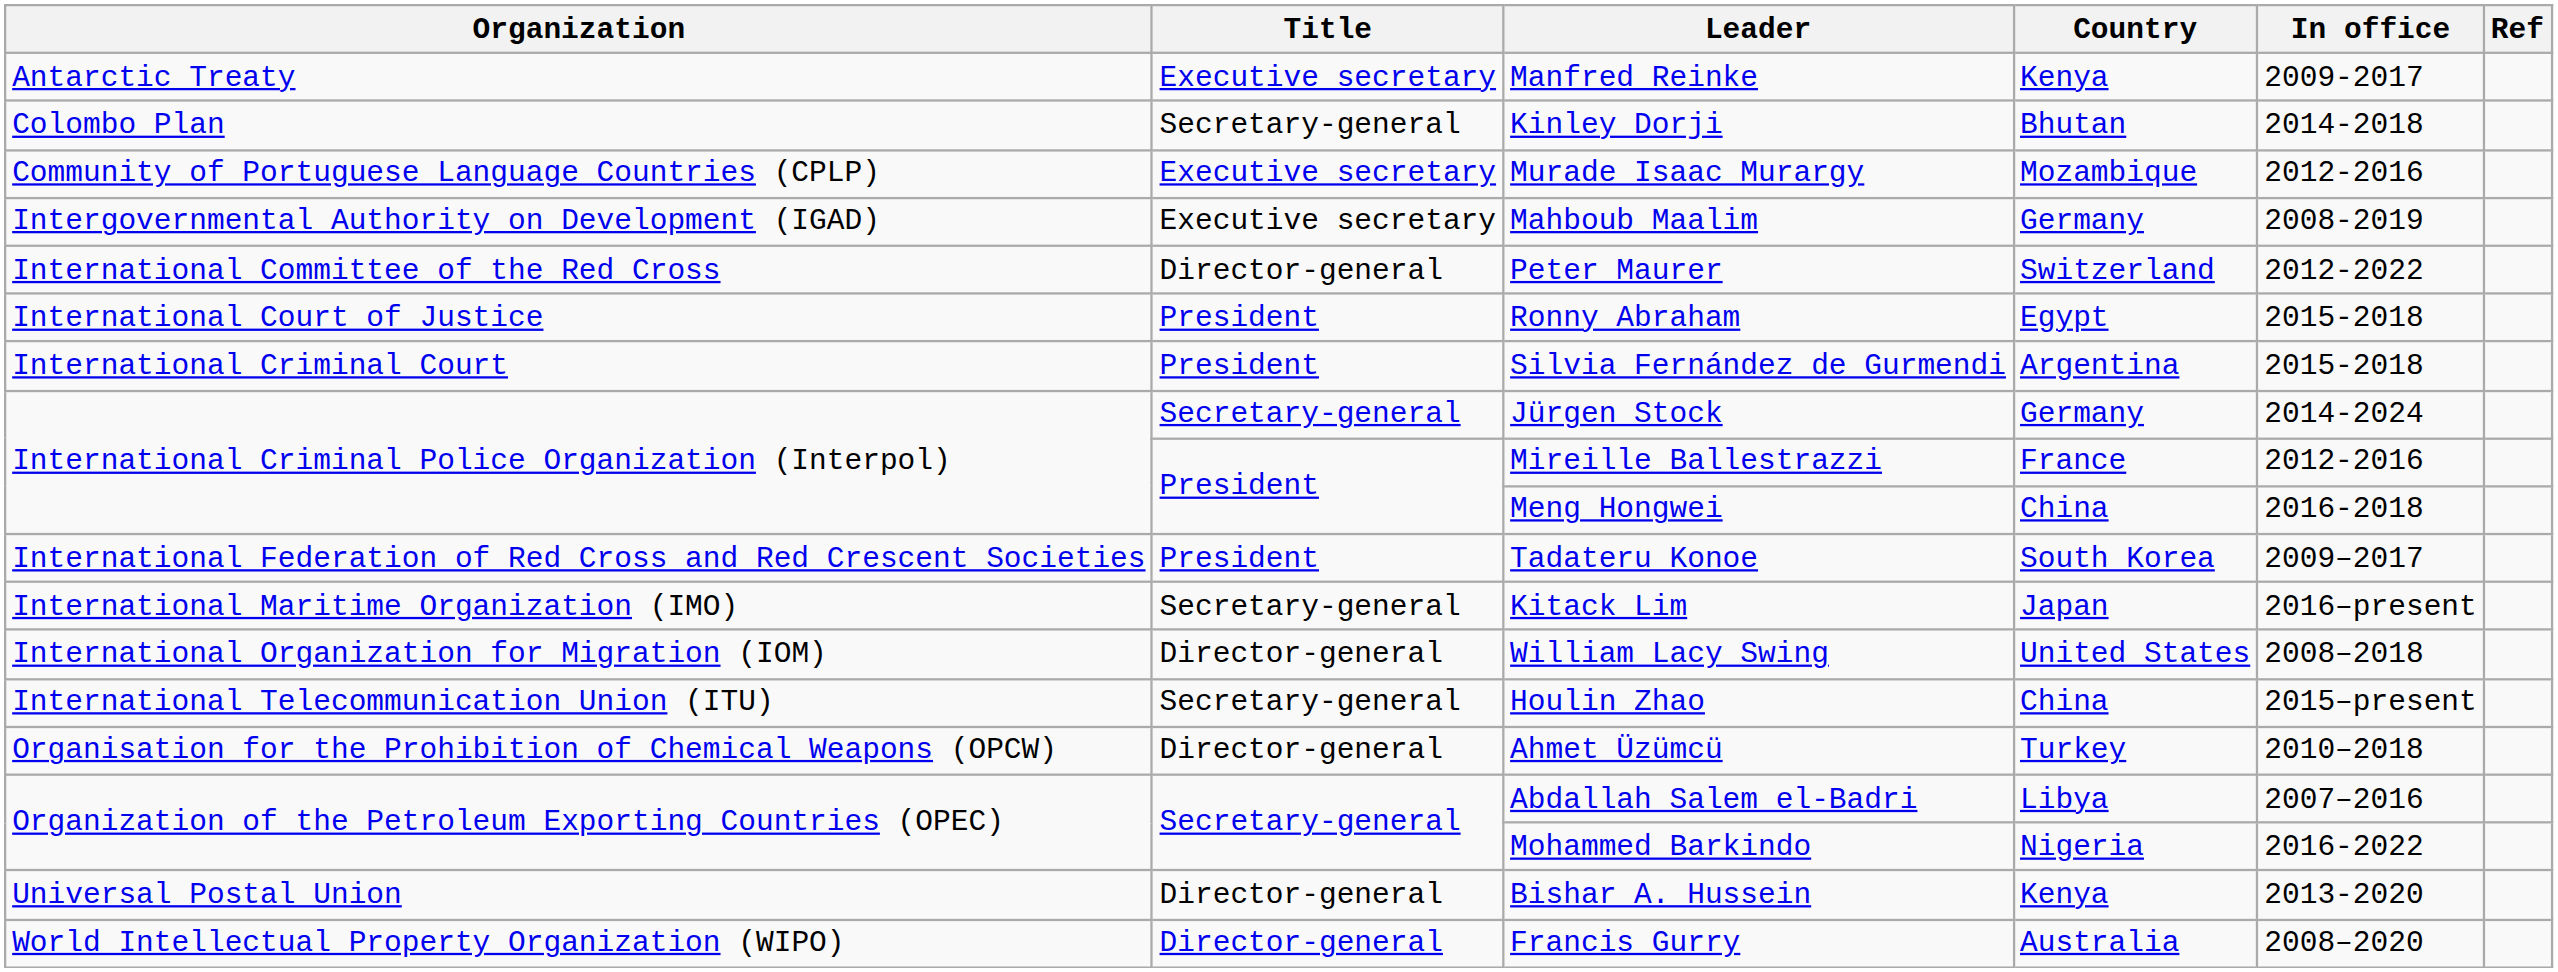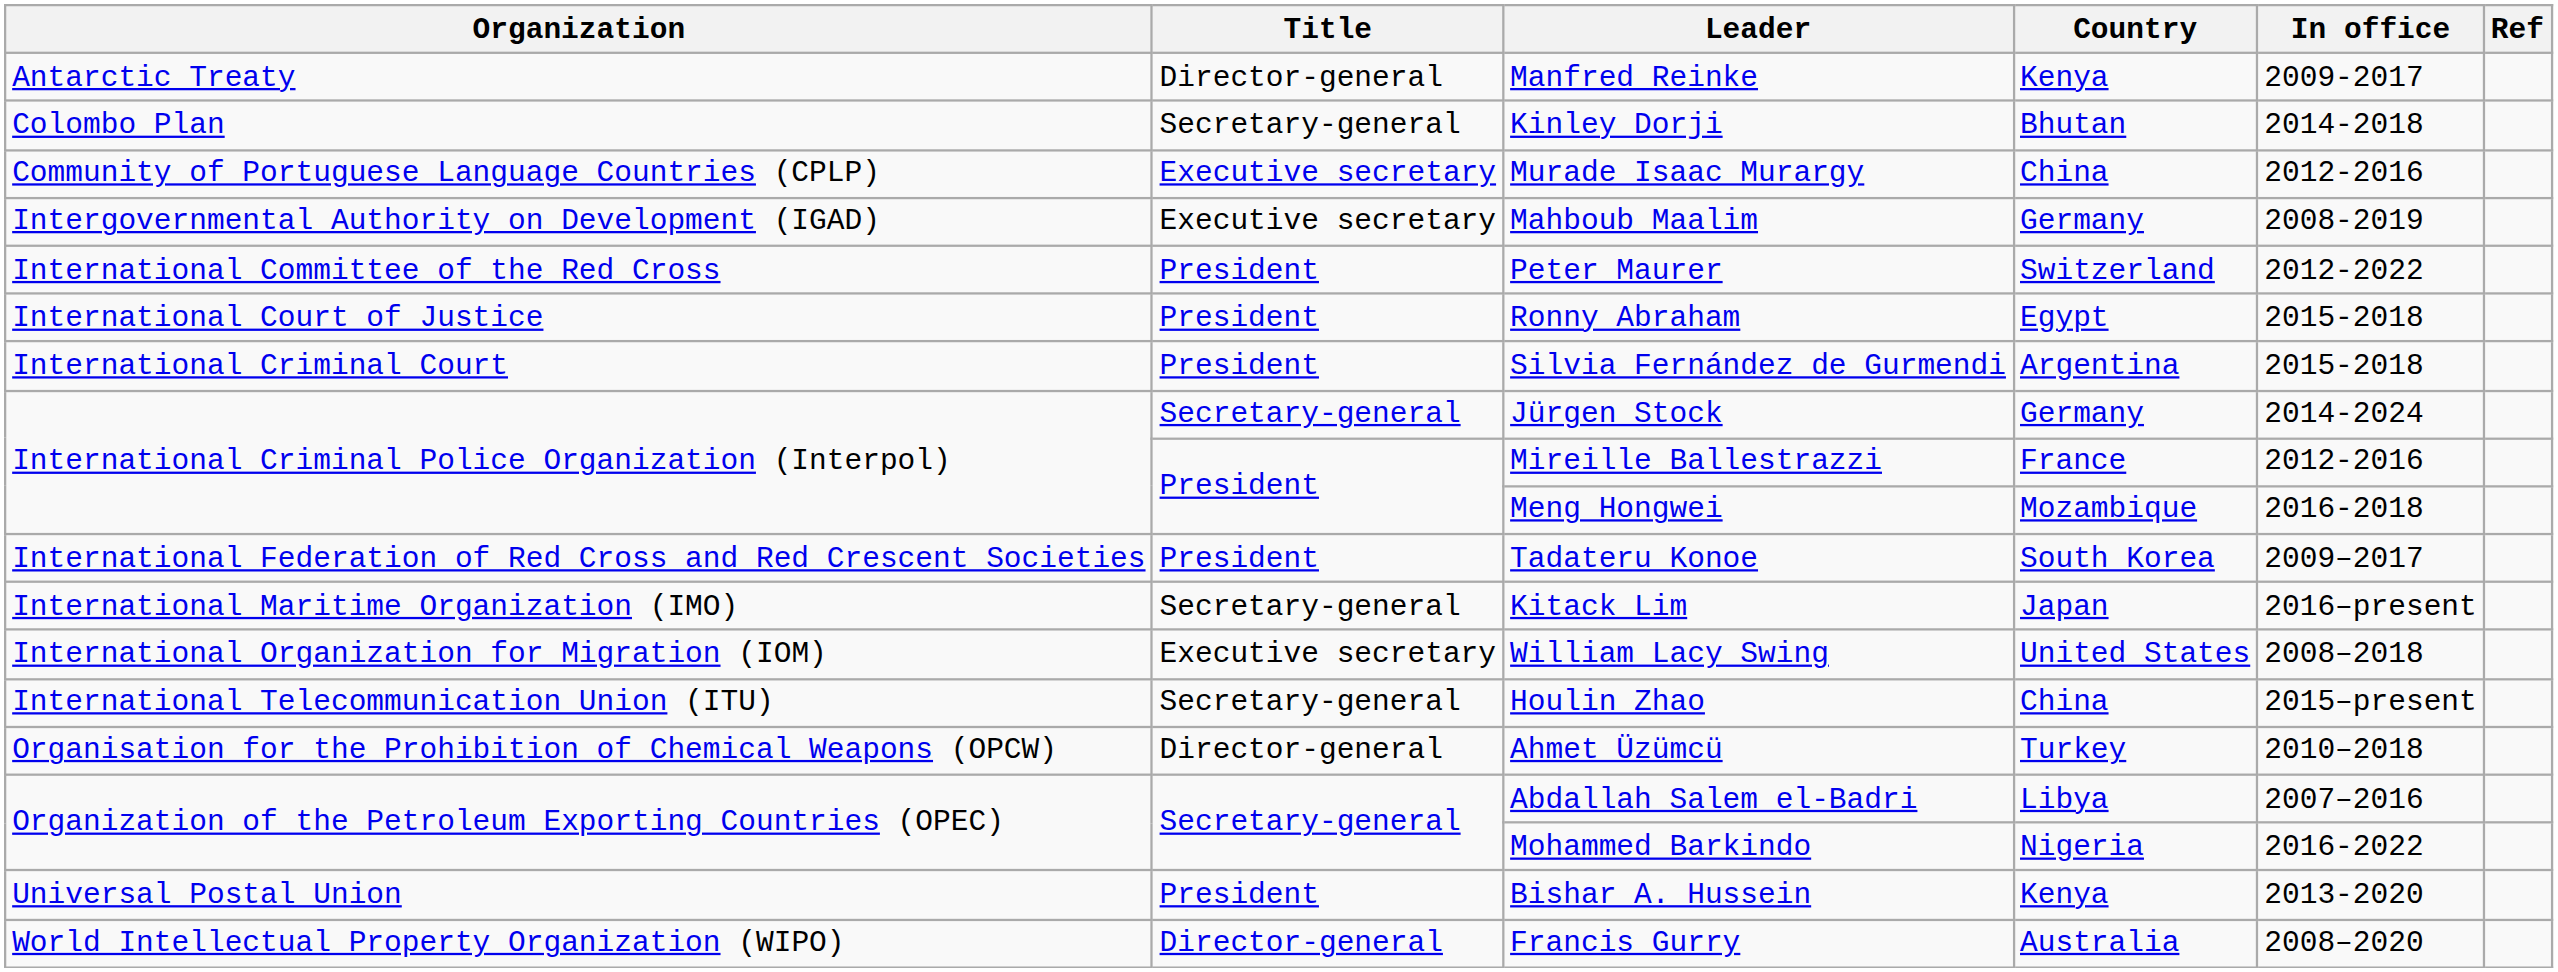(1328, 77) Executive secretary -> (1301, 77) Director-general
(2109, 173) Mozambique -> (2064, 173) China
(1301, 270) Director-general -> (1239, 270) President
(2064, 510) China -> (2109, 510) Mozambique
(1301, 654) Director-general -> (1328, 654) Executive secretary
(1301, 895) Director-general -> (1239, 895) President
